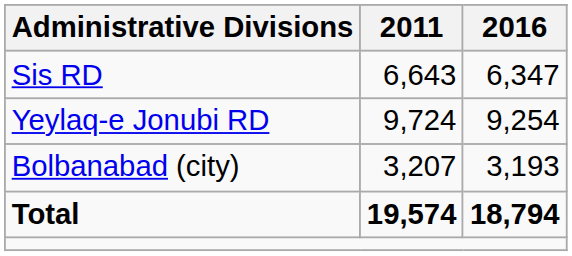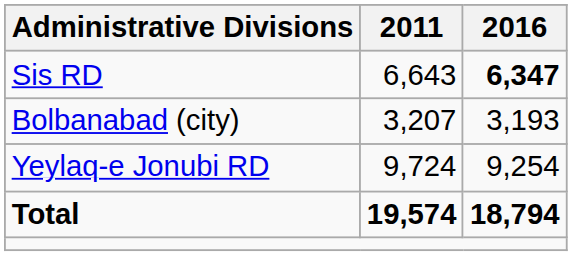(523, 74) normal -> (523, 74) bold
rows swapped: (141, 120) <-> (126, 167)
